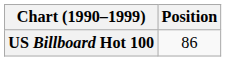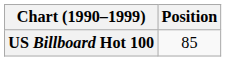(189, 42) 86 -> (189, 42) 85
